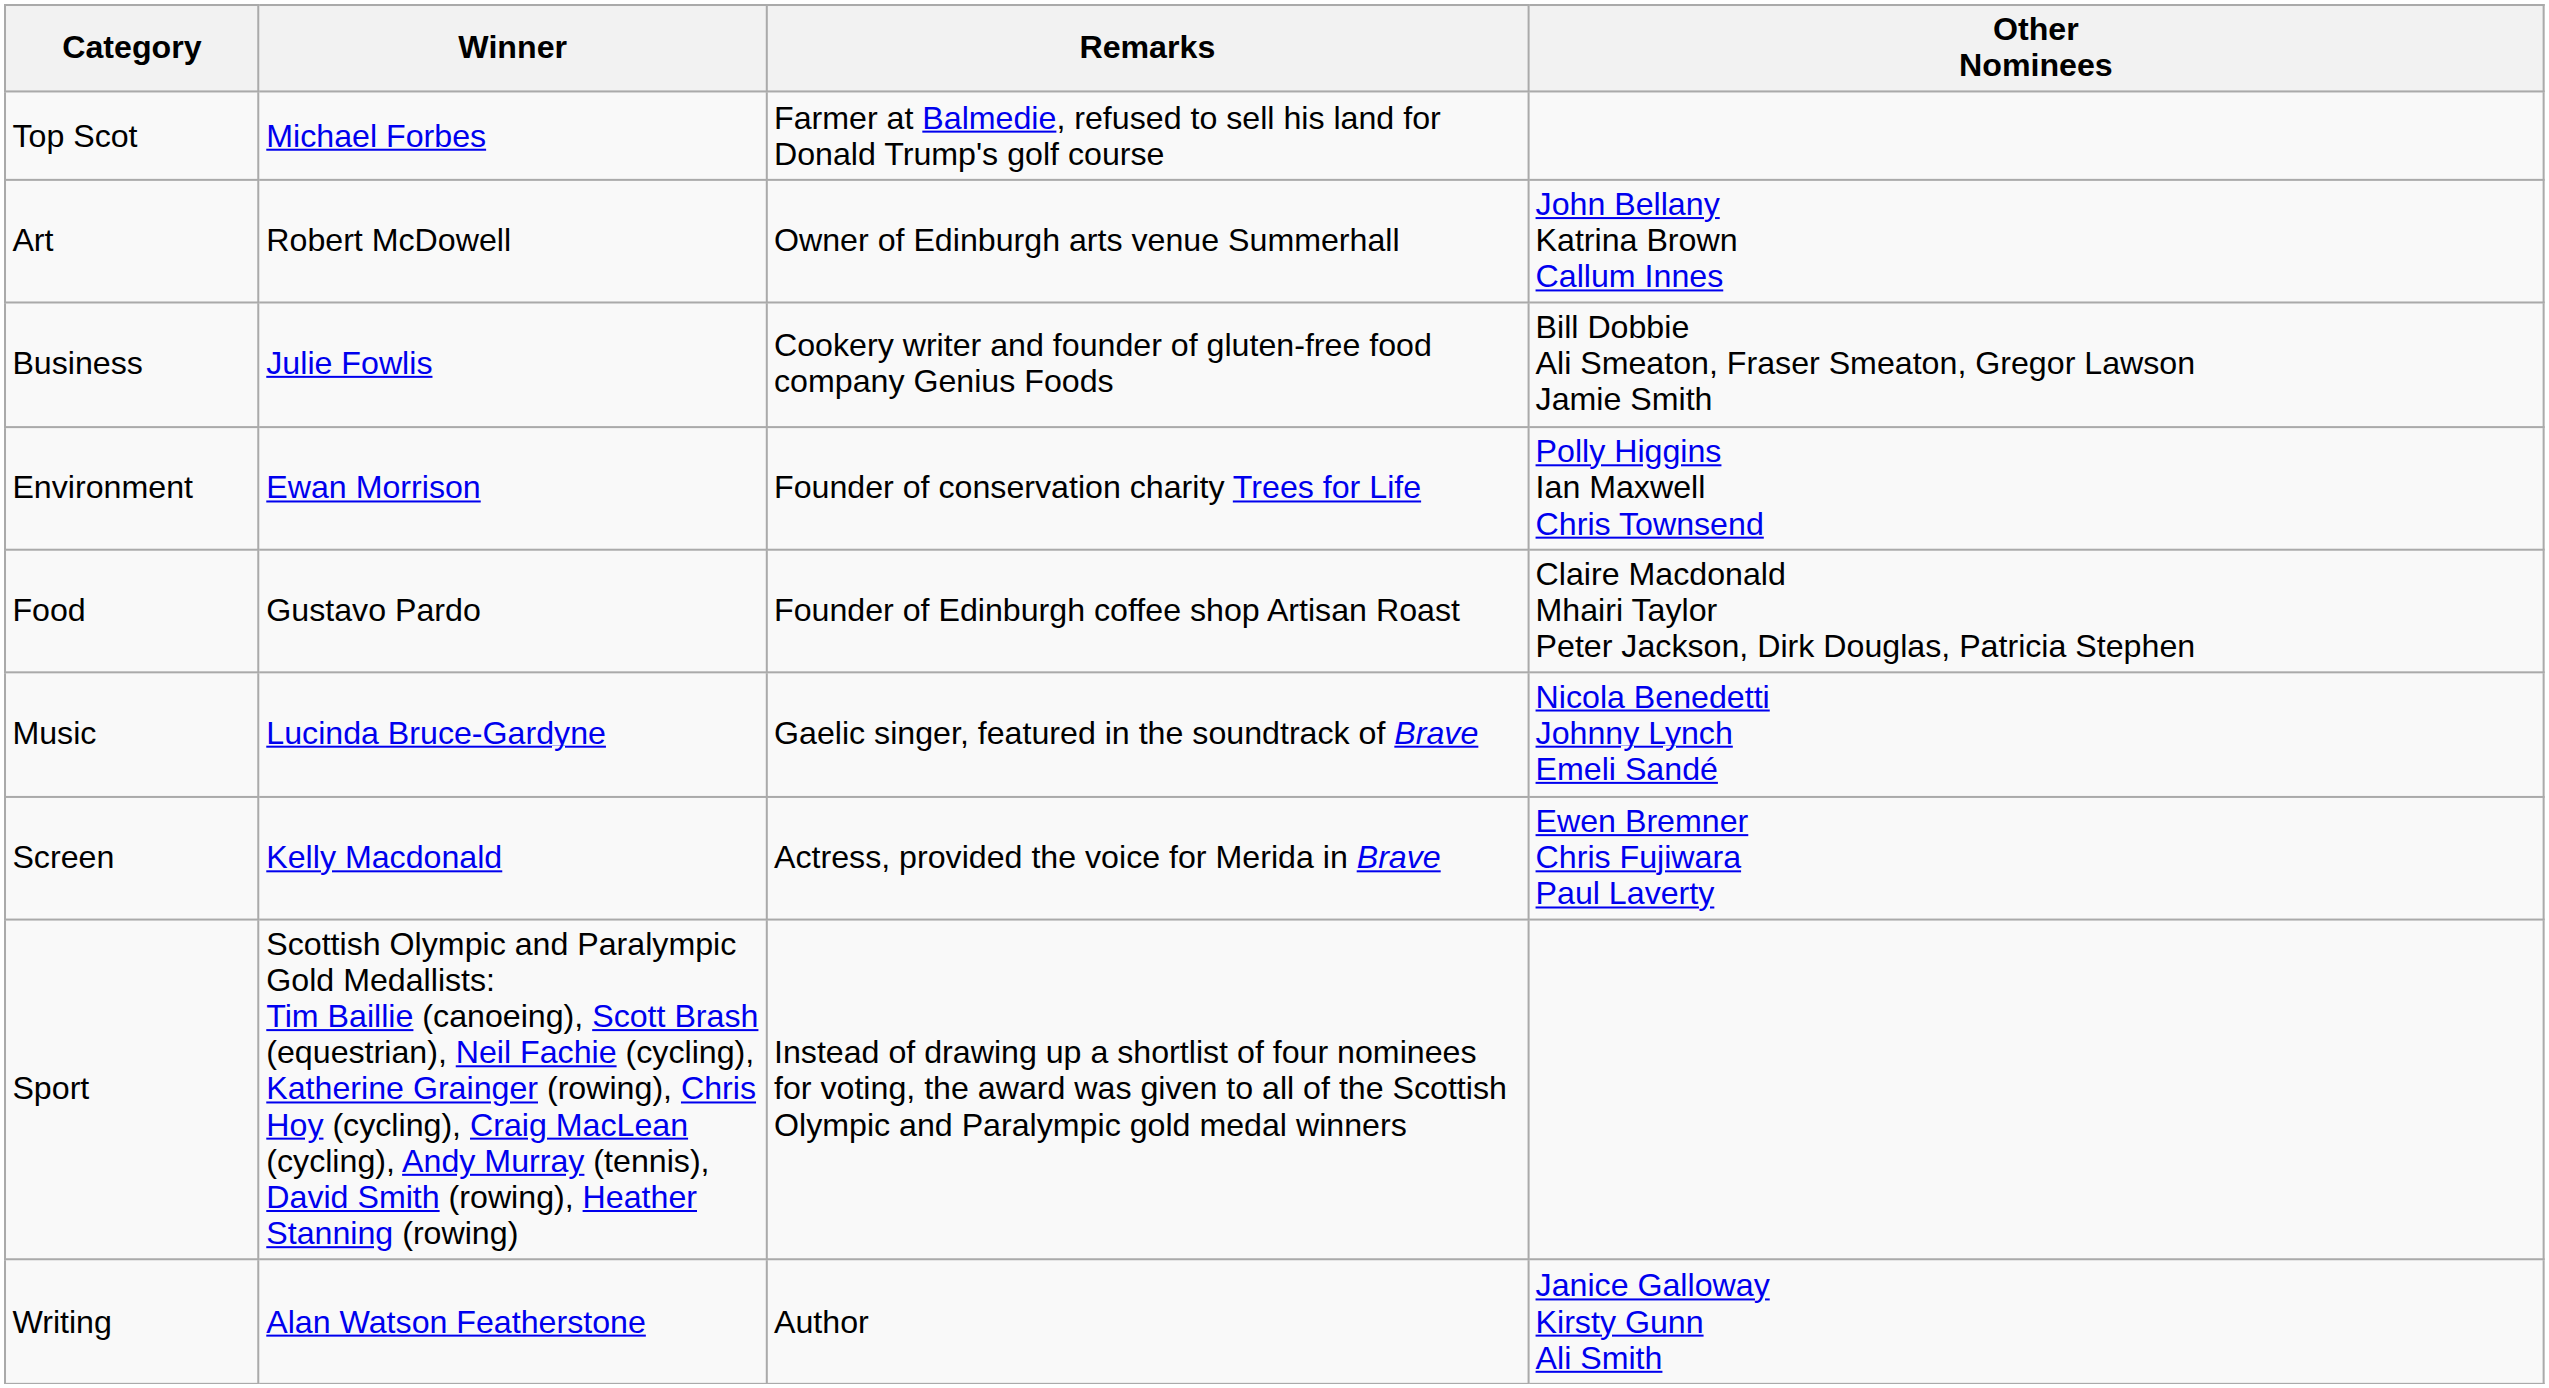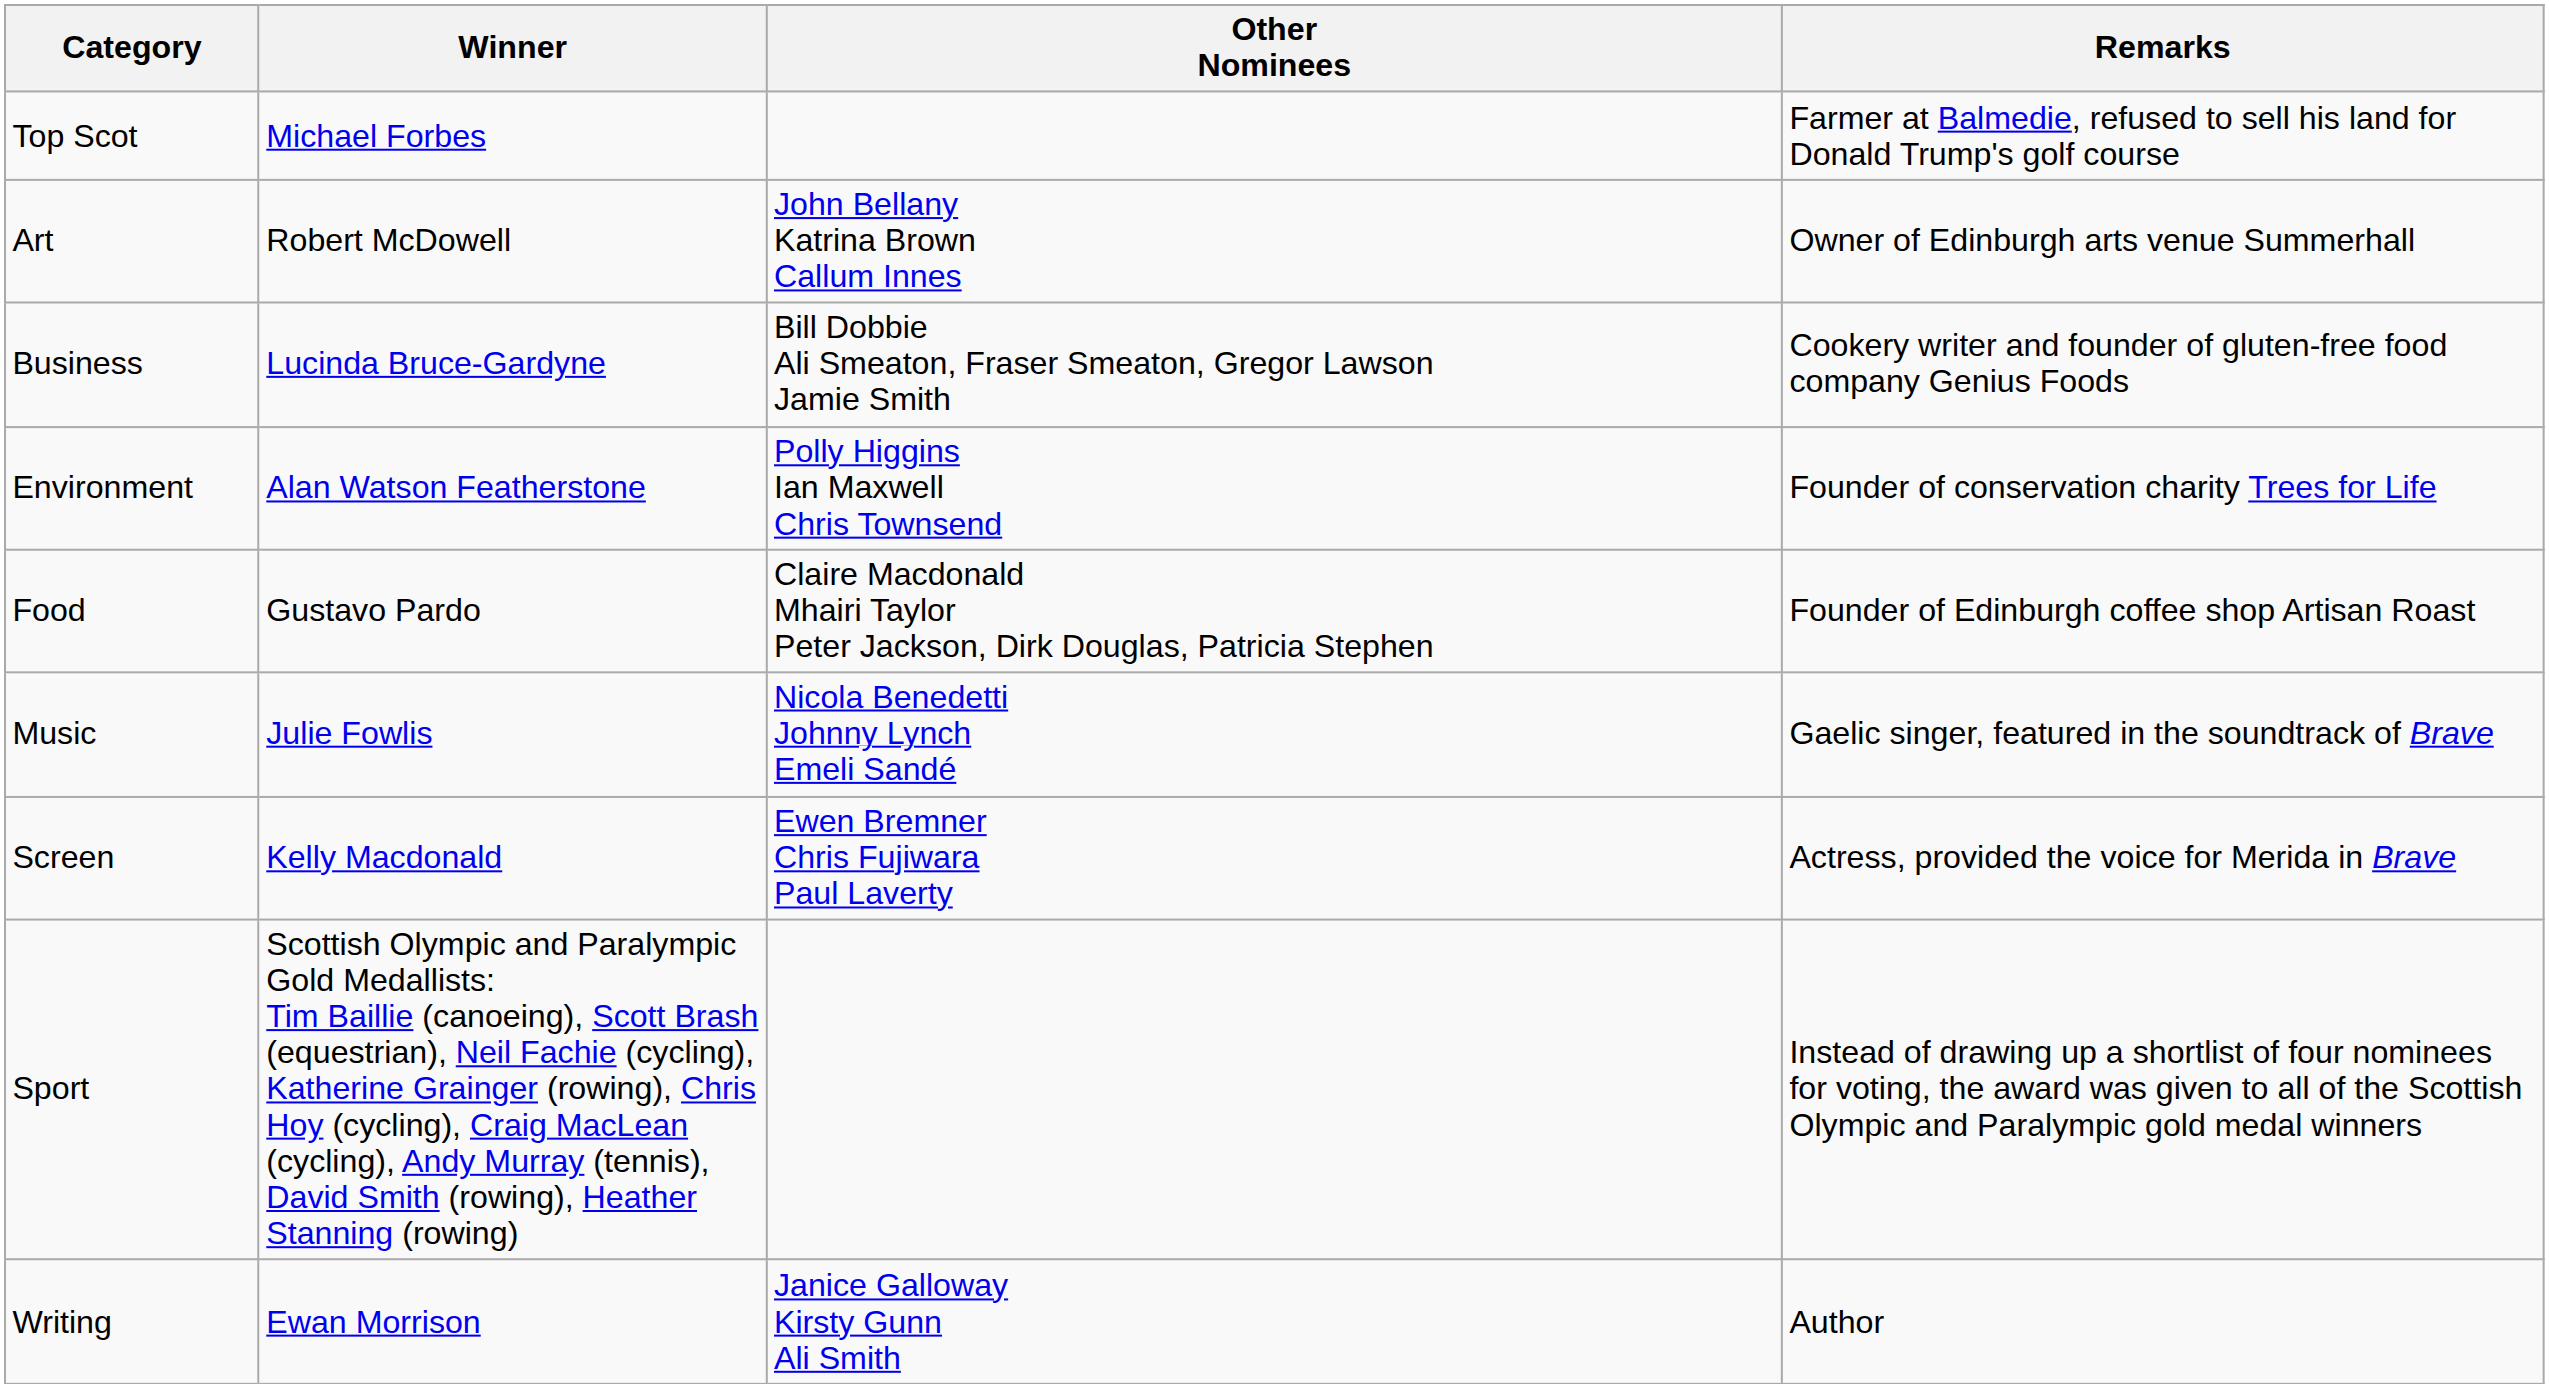columns swapped: (1147, 48) <-> (2036, 48)
(349, 363) Julie Fowlis -> (436, 363) Lucinda Bruce-Gardyne
(374, 487) Ewan Morrison -> (456, 487) Alan Watson Featherstone
(436, 734) Lucinda Bruce-Gardyne -> (349, 734) Julie Fowlis
(456, 1321) Alan Watson Featherstone -> (374, 1321) Ewan Morrison
